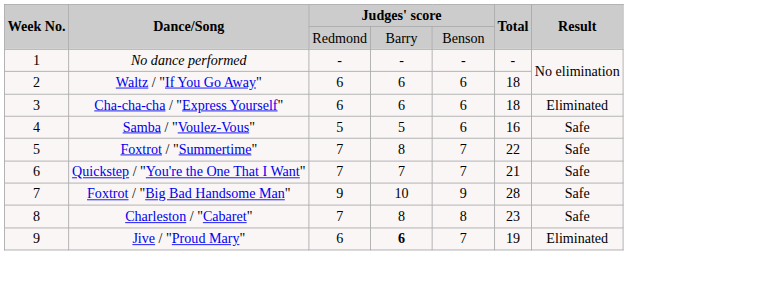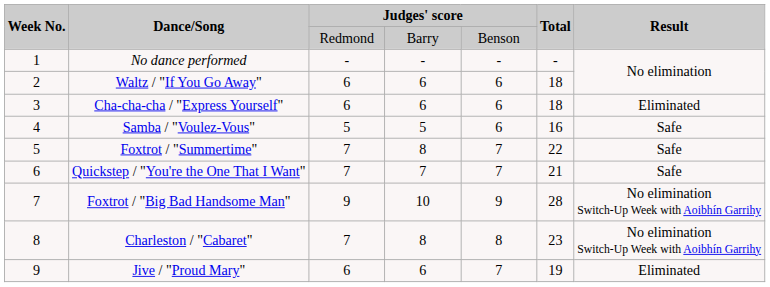(577, 194) Safe -> (669, 202) No elimination Switch-Up Week with Aoibhín Garrihy
(577, 216) Safe -> (669, 240) No elimination Switch-Up Week with Aoibhín Garrihy
(402, 238) bold -> (423, 270) normal
